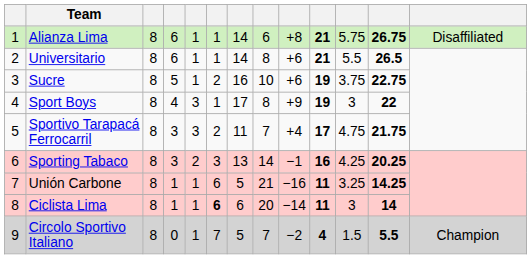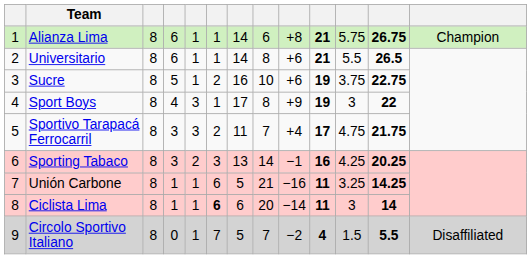(468, 37) Disaffiliated -> (468, 37) Champion
(468, 235) Champion -> (468, 235) Disaffiliated
